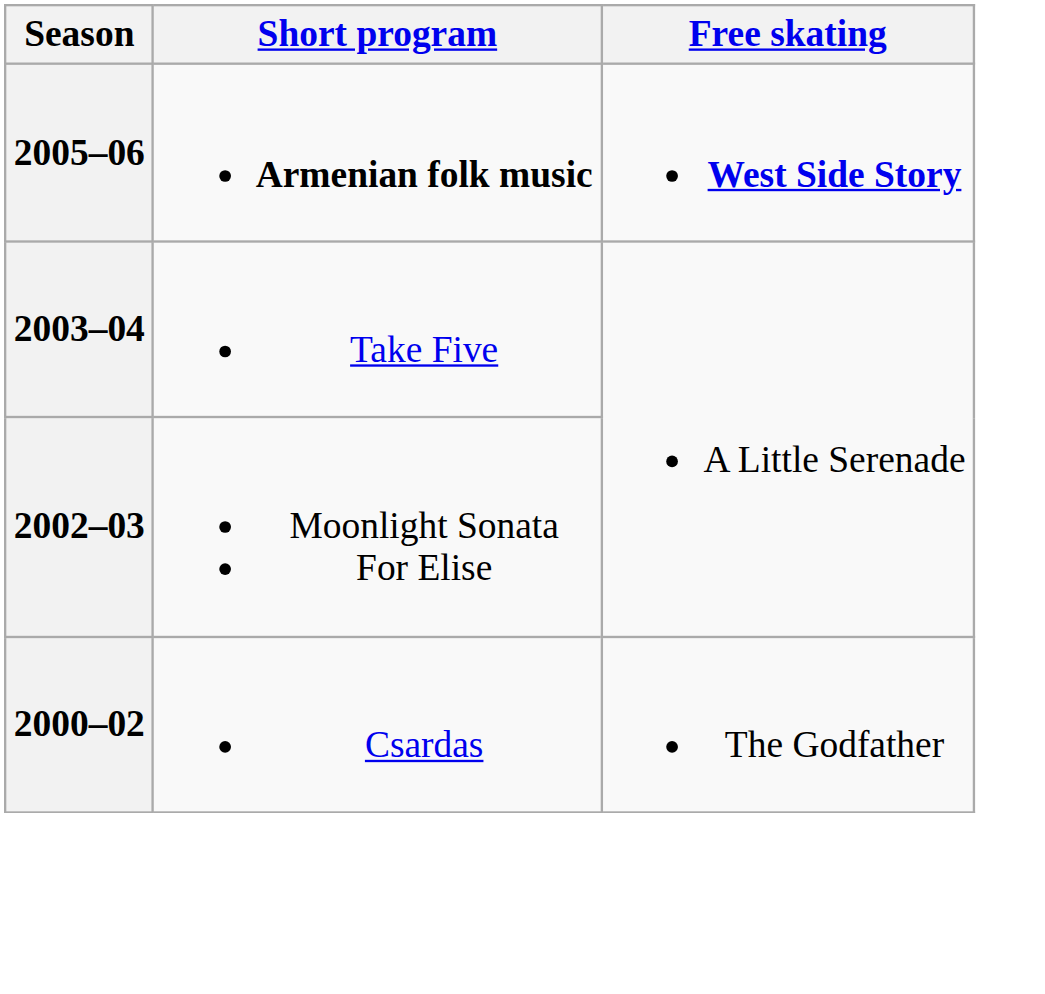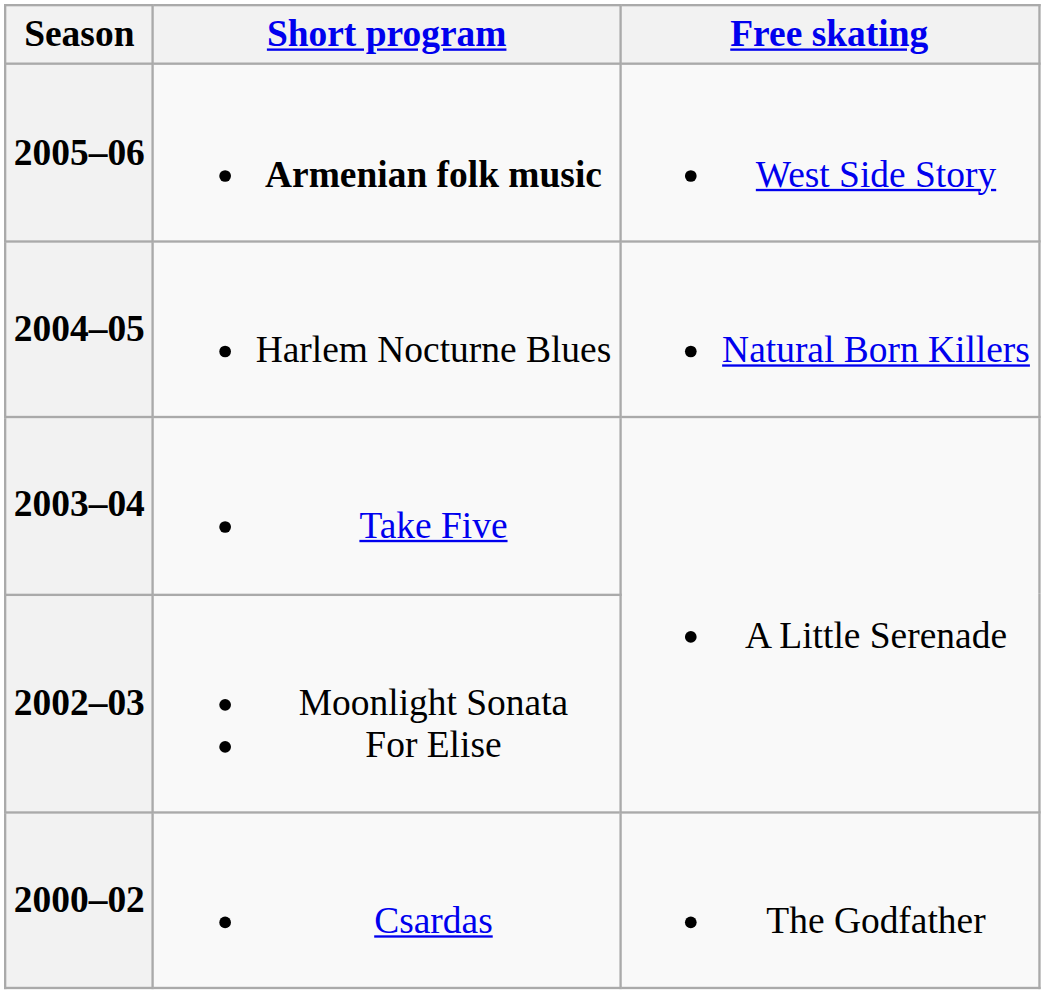(788, 174) bold -> (829, 174) normal
+ row: (79, 328)
